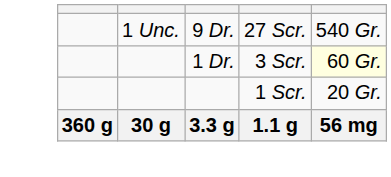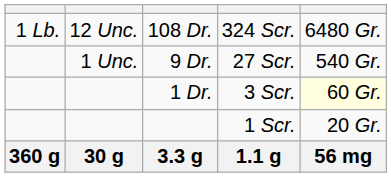+ row: (180, 29)
